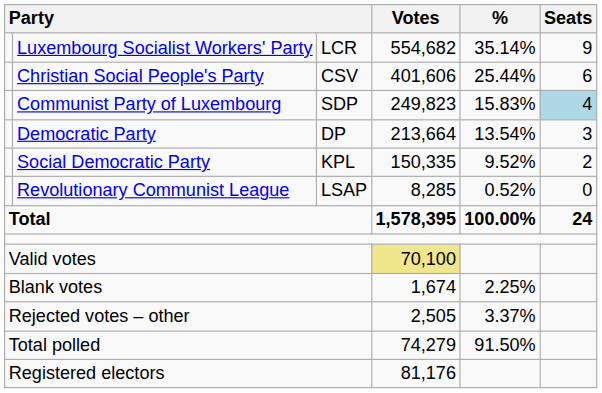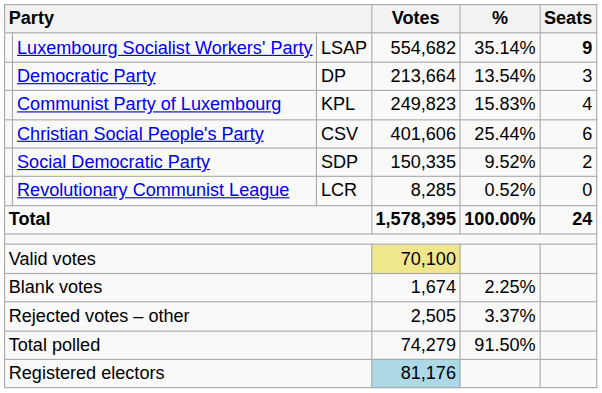(339, 47) LCR -> (344, 47) LSAP
(587, 47) normal -> (587, 47) bold
rows swapped: (140, 76) <-> (86, 133)
(340, 104) SDP -> (338, 104) KPL
(587, 104) lightblue background -> (587, 104) no background
(338, 162) KPL -> (340, 162) SDP
(344, 190) LSAP -> (339, 190) LCR
(428, 373) no background -> (428, 373) lightblue background
